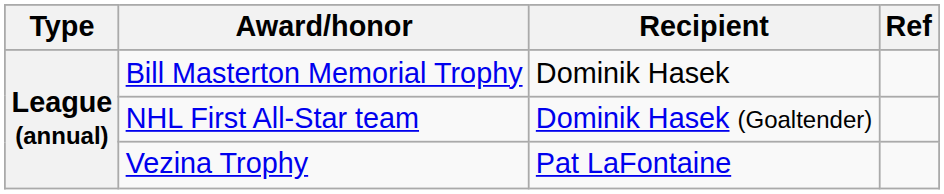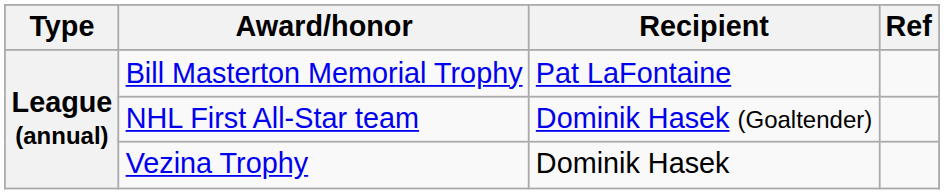(633, 73) Dominik Hasek -> (634, 73) Pat LaFontaine
(634, 164) Pat LaFontaine -> (633, 164) Dominik Hasek
